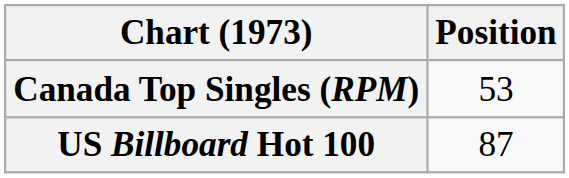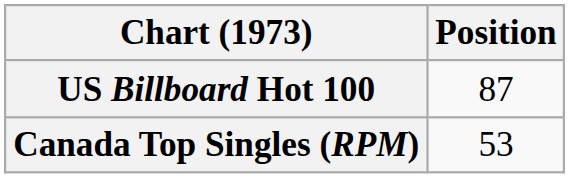rows swapped: (216, 88) <-> (216, 144)
